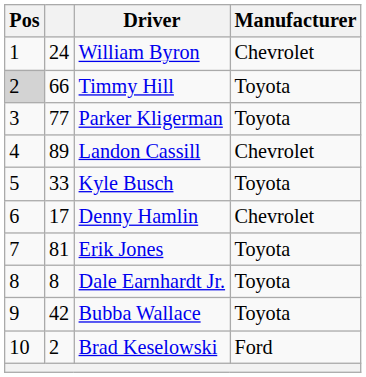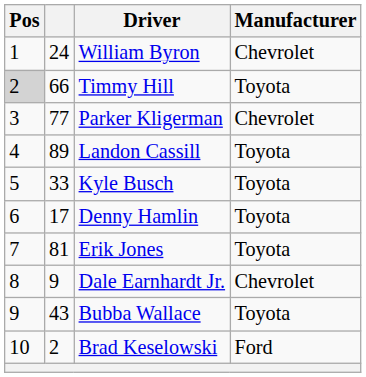(262, 118) Toyota -> (274, 118) Chevrolet
(274, 150) Chevrolet -> (262, 150) Toyota
(274, 215) Chevrolet -> (262, 215) Toyota
(54, 281) 8 -> (54, 281) 9
(262, 281) Toyota -> (274, 281) Chevrolet
(59, 313) 42 -> (59, 313) 43
